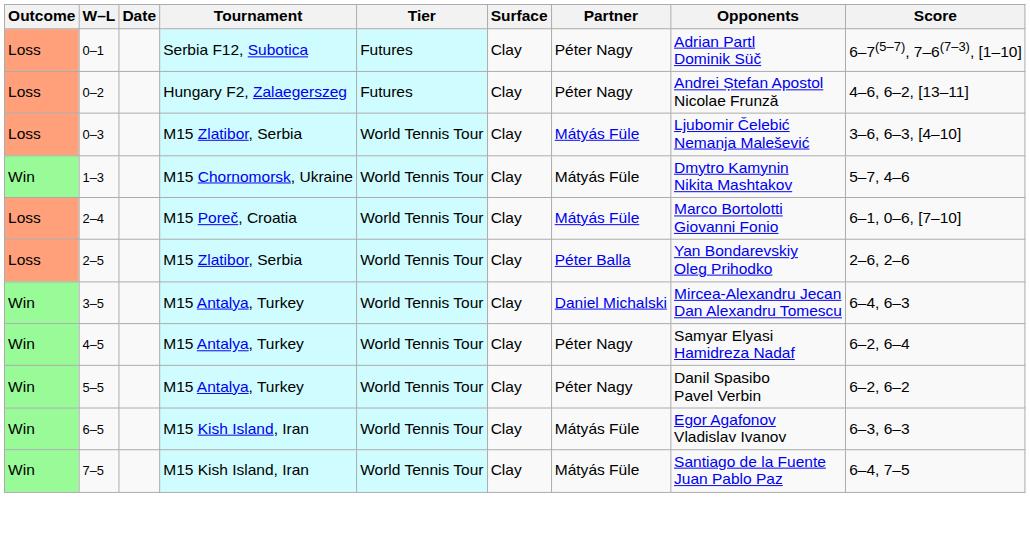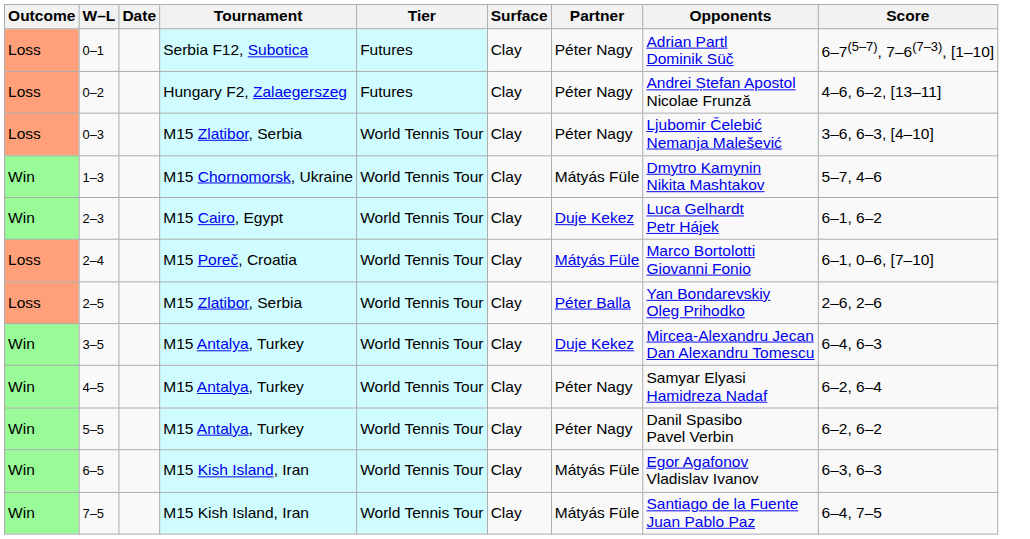(597, 134) Mátyás Füle -> (594, 134) Péter Nagy
+ row: (93, 219)
(611, 302) Daniel Michalski -> (594, 344) Duje Kekez
